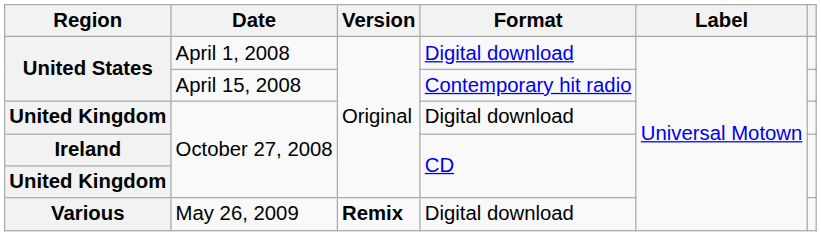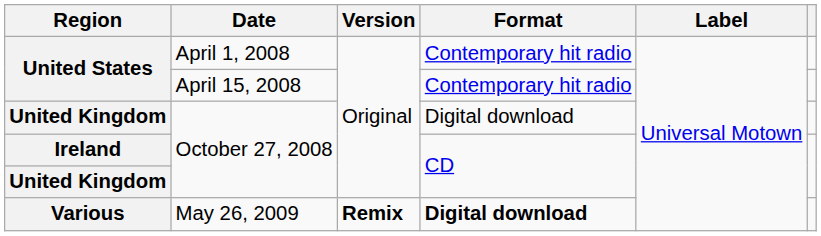(499, 52) Digital download -> (528, 52) Contemporary hit radio
(499, 213) normal -> (506, 213) bold
